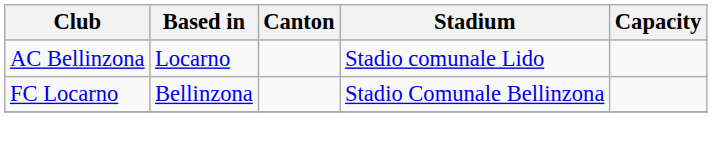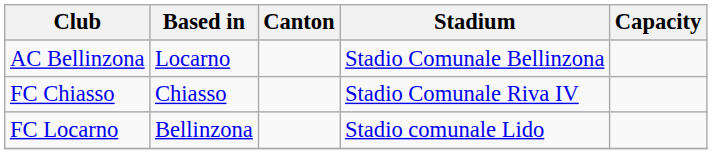(445, 58) Stadio comunale Lido -> (475, 58) Stadio Comunale Bellinzona
+ row: (62, 93)
(475, 93) Stadio Comunale Bellinzona -> (445, 129) Stadio comunale Lido
